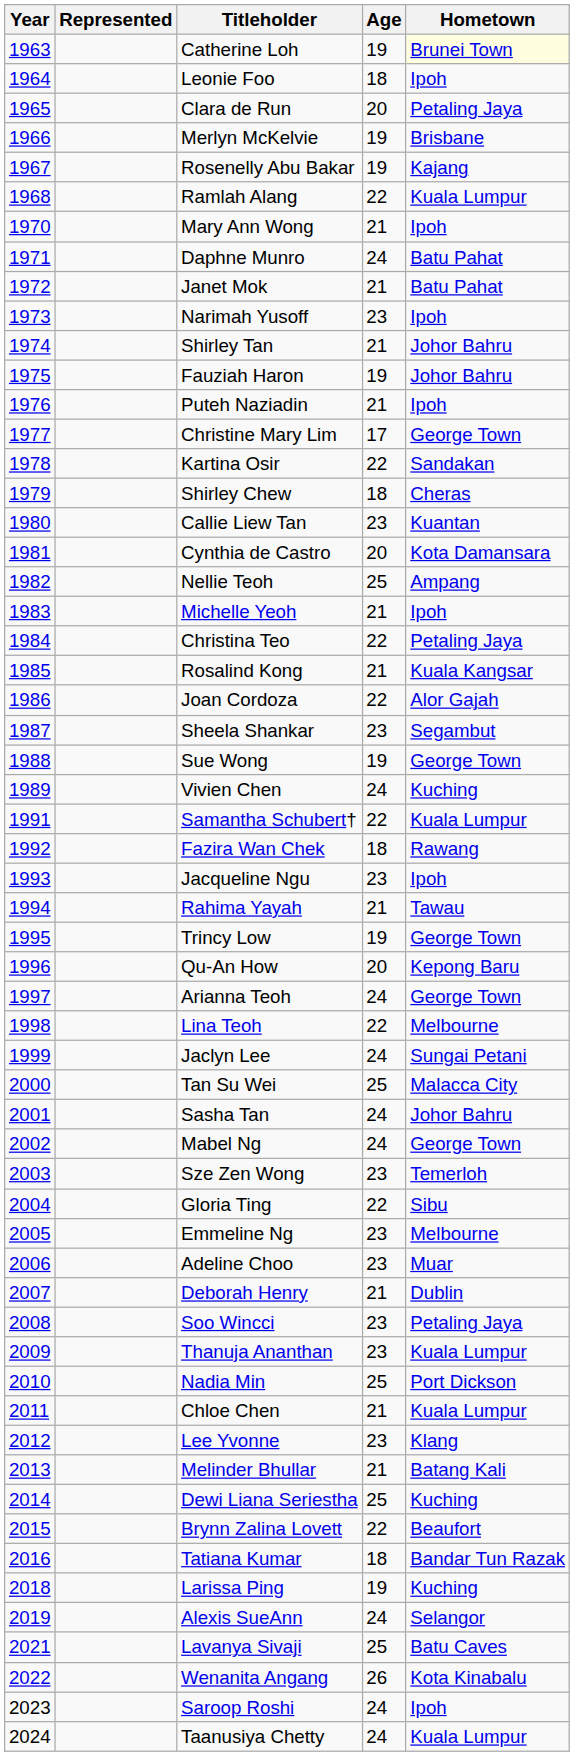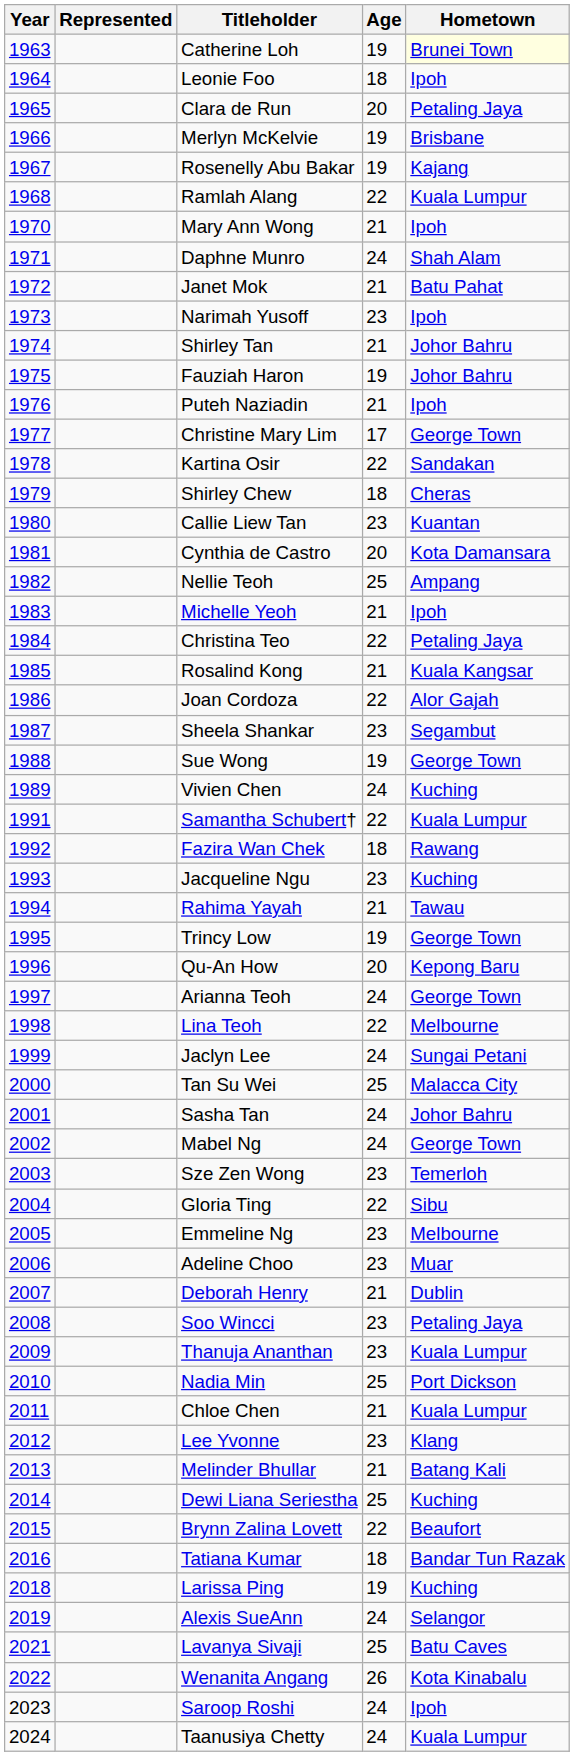(457, 256) Batu Pahat -> (455, 256) Shah Alam
(428, 878) Ipoh -> (444, 878) Kuching
